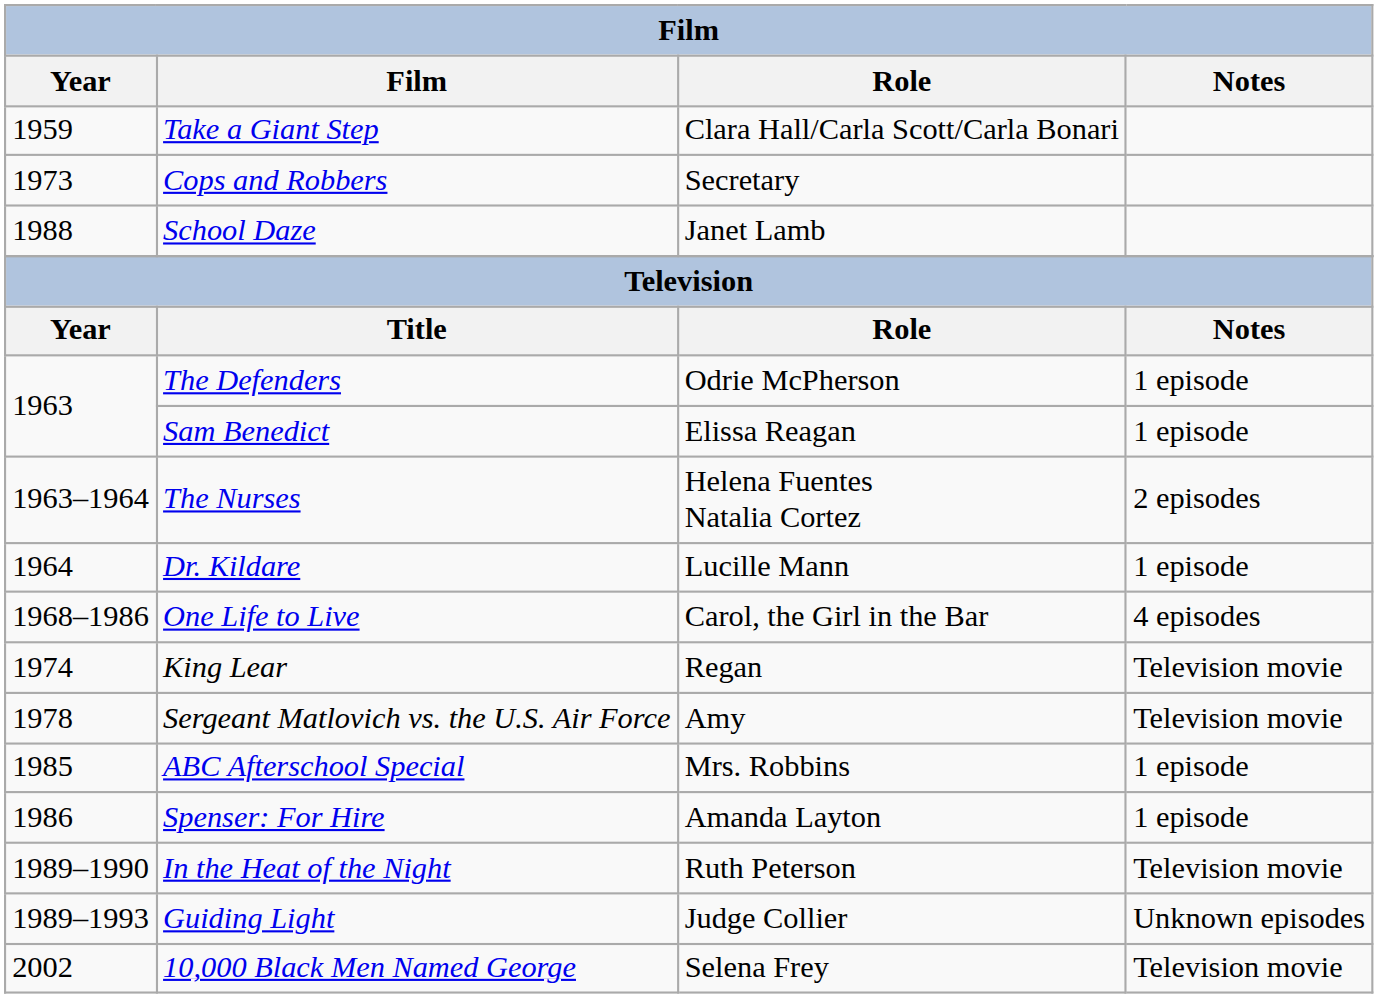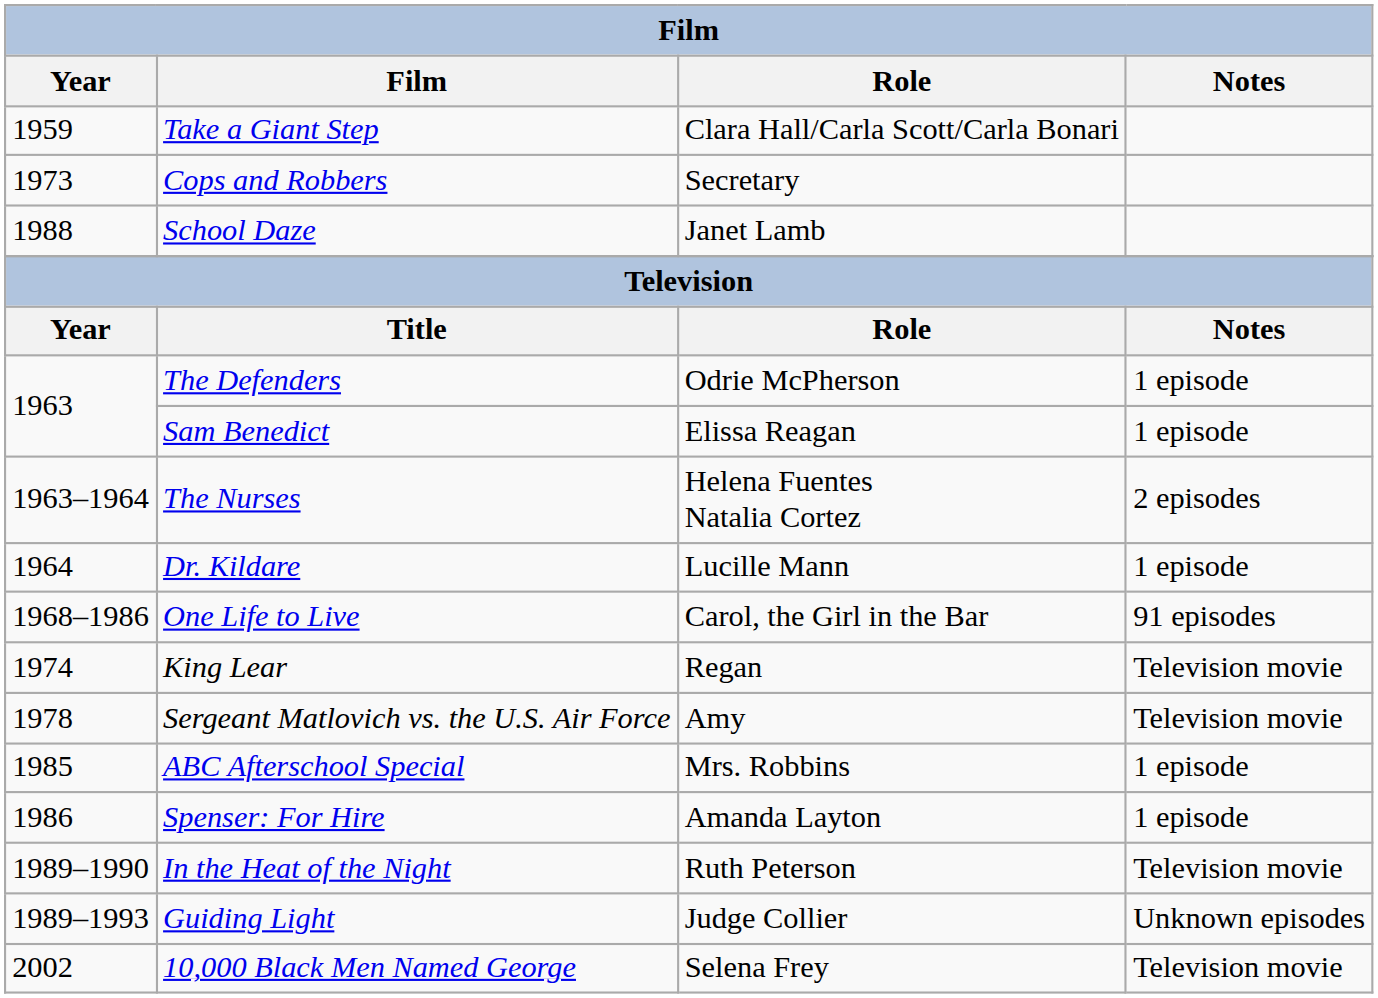(1197, 617) 4 episodes -> (1204, 617) 91 episodes
